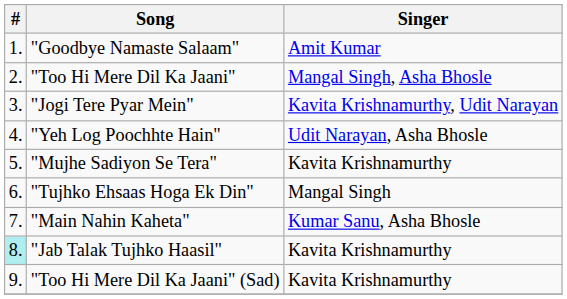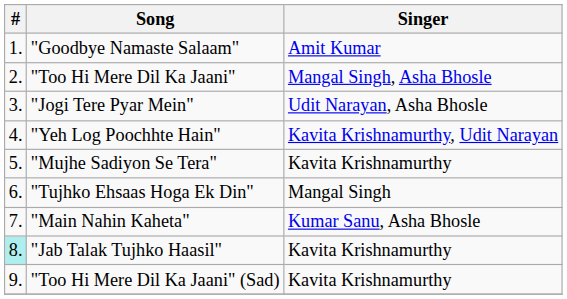(423, 105) Kavita Krishnamurthy, Udit Narayan -> (388, 105) Udit Narayan, Asha Bhosle
(388, 134) Udit Narayan, Asha Bhosle -> (423, 134) Kavita Krishnamurthy, Udit Narayan
